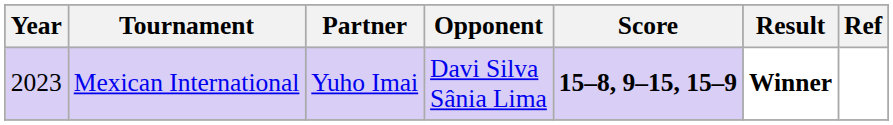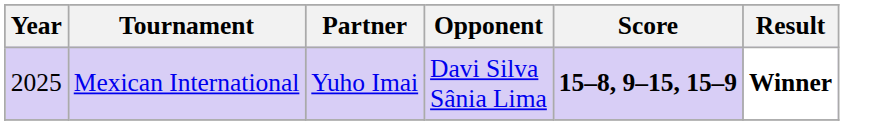- column: (863, 25)
(36, 82) 2023 -> (36, 82) 2025
